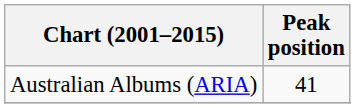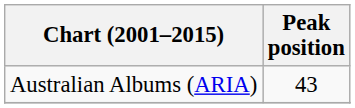(306, 84) 41 -> (306, 84) 43
